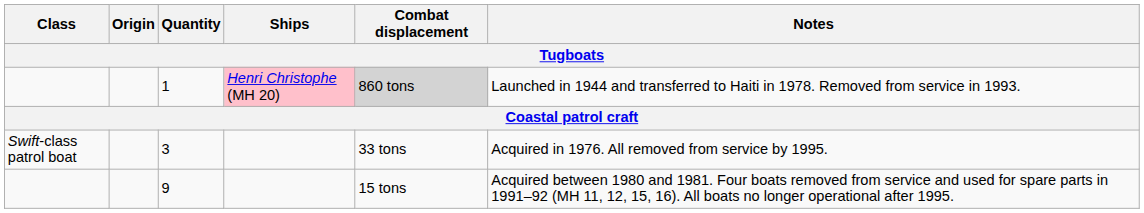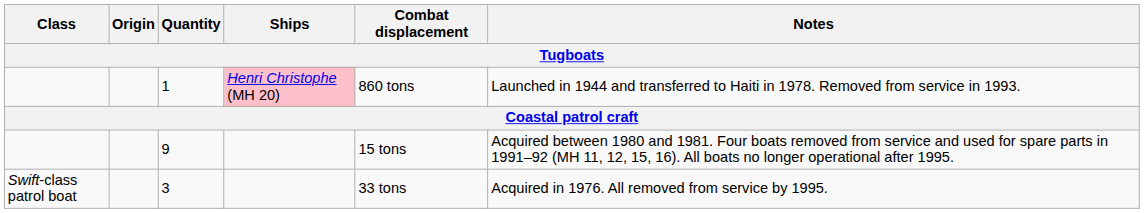(386, 86) lightgrey background -> (386, 86) no background
rows swapped: (166, 188) <-> (166, 149)
